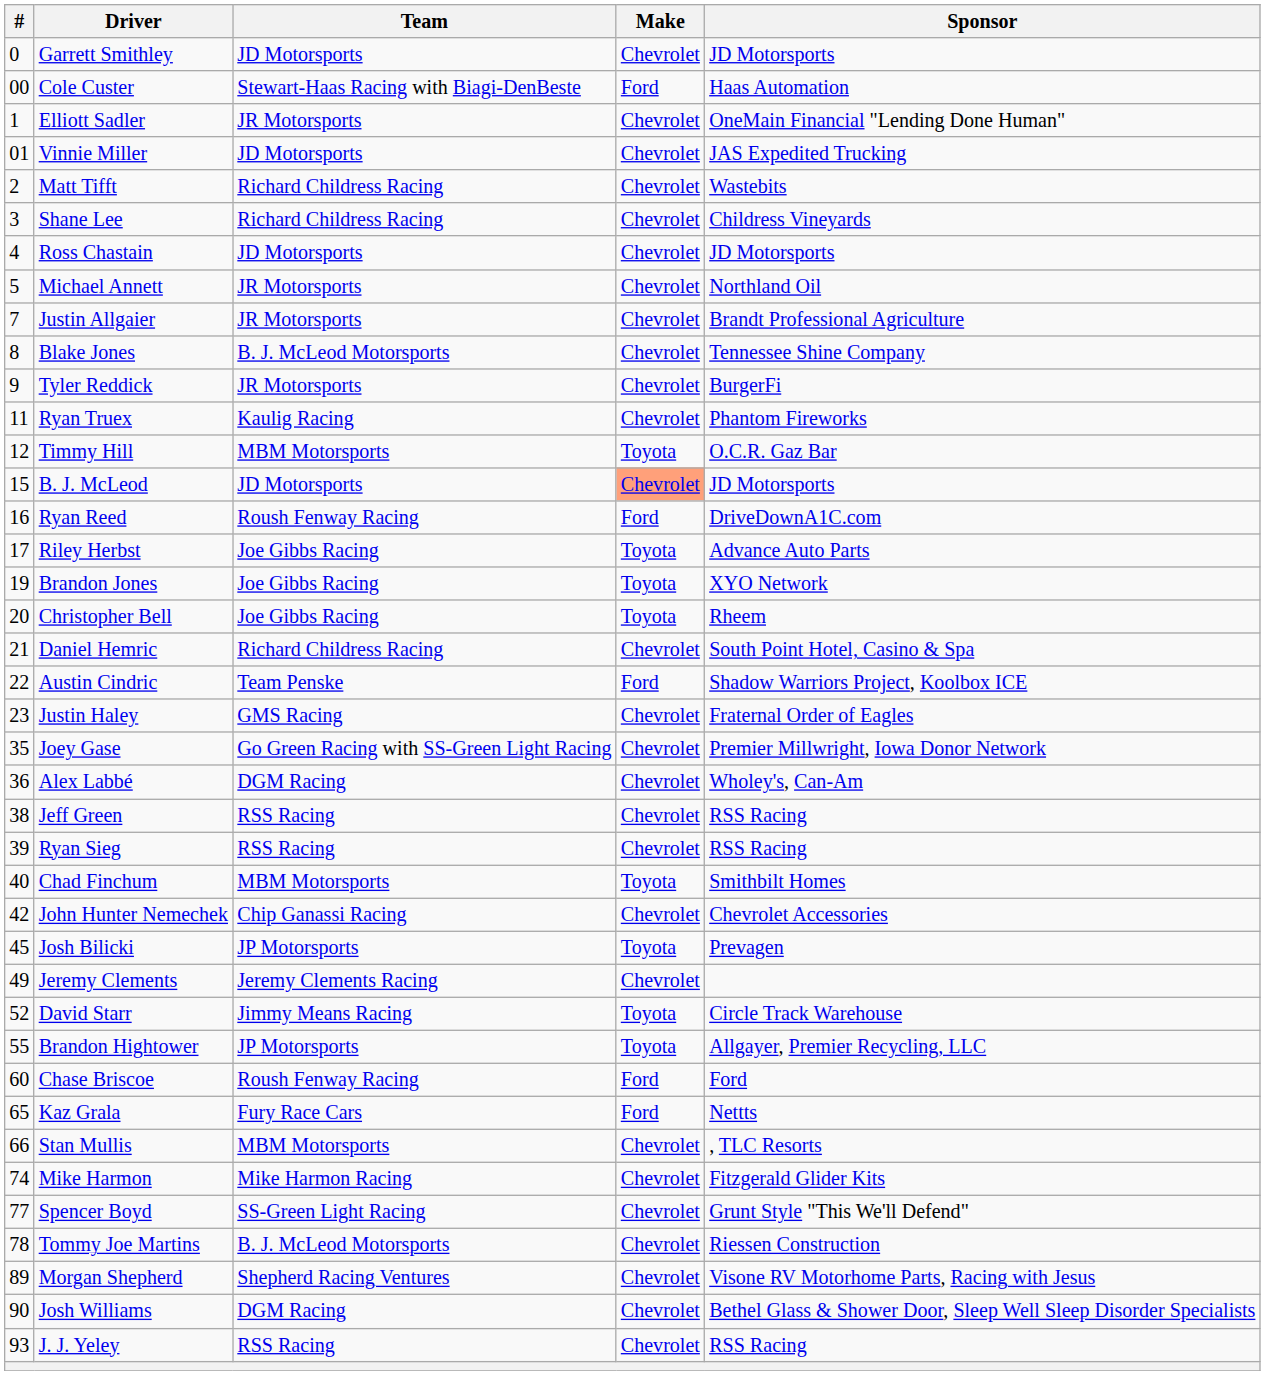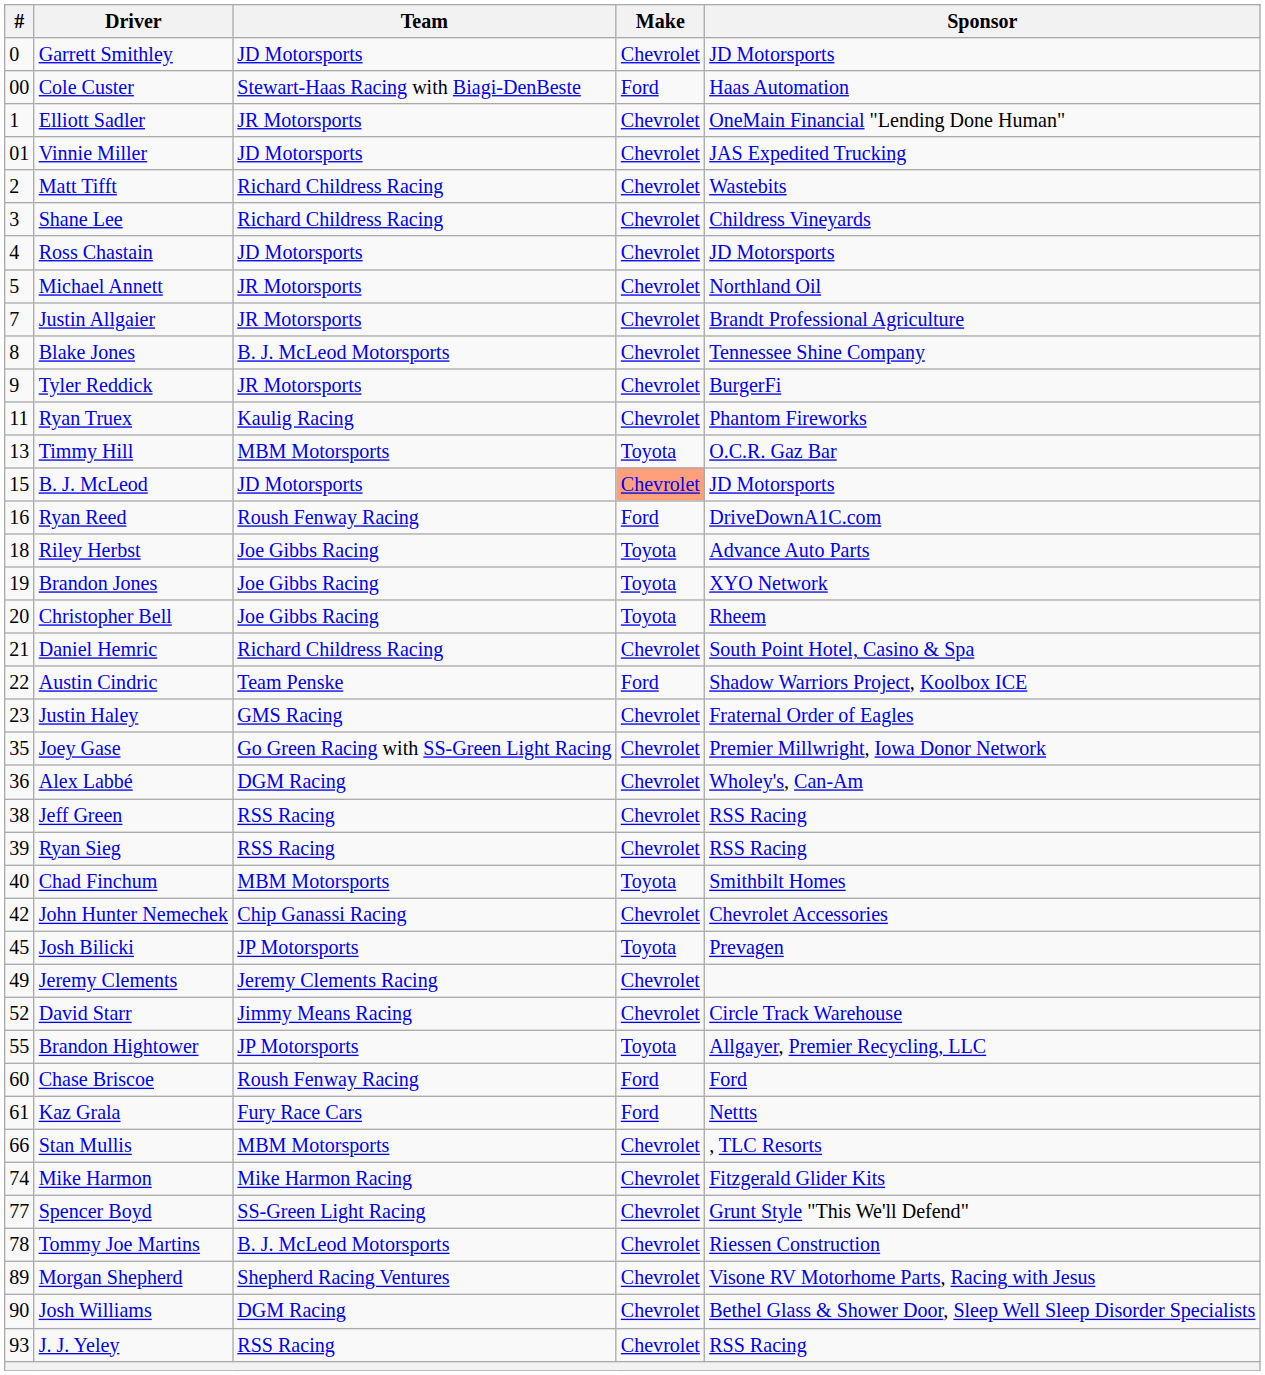(19, 451) 12 -> (19, 451) 13
(19, 550) 17 -> (19, 550) 18
(649, 1013) Toyota -> (660, 1013) Chevrolet
(19, 1112) 65 -> (19, 1112) 61
